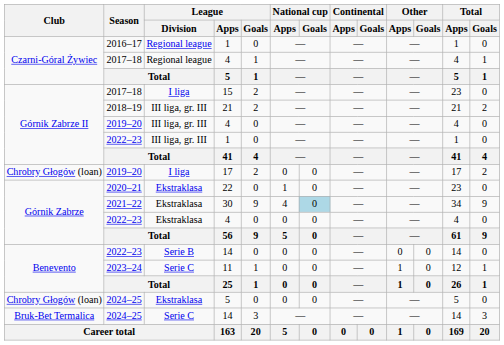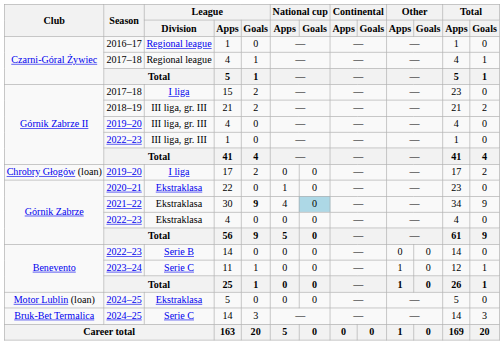(256, 204) normal -> (256, 204) bold
(54, 300) Chrobry Głogów (loan) -> (54, 300) Motor Lublin (loan)
